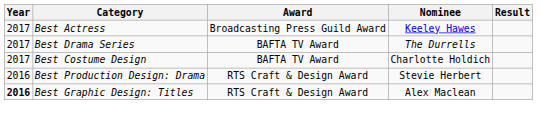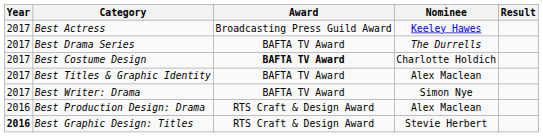(298, 60) normal -> (304, 60) bold
+ row: (123, 76)
+ row: (88, 92)
(440, 76) Stevie Herbert -> (446, 108) Alex Maclean
(440, 92) Alex Maclean -> (446, 124) Stevie Herbert
